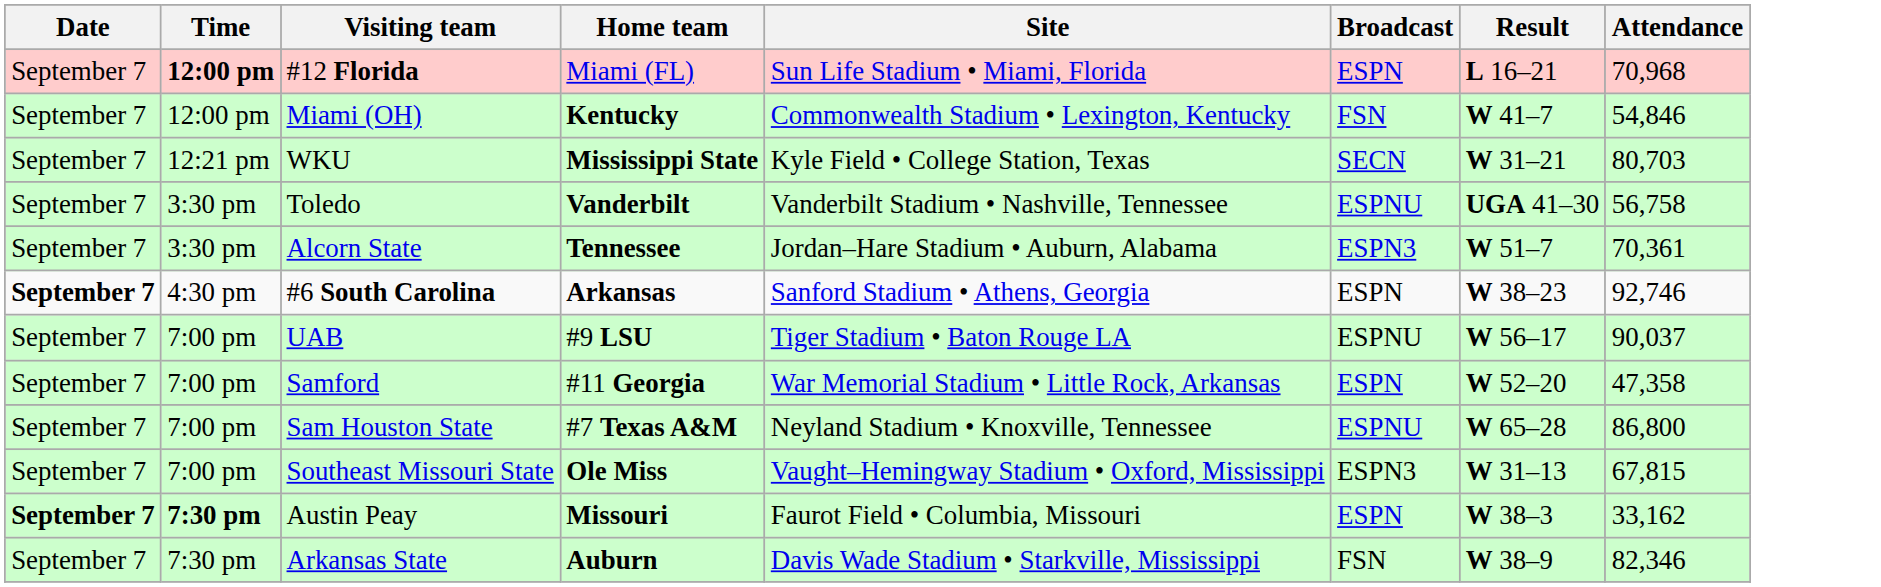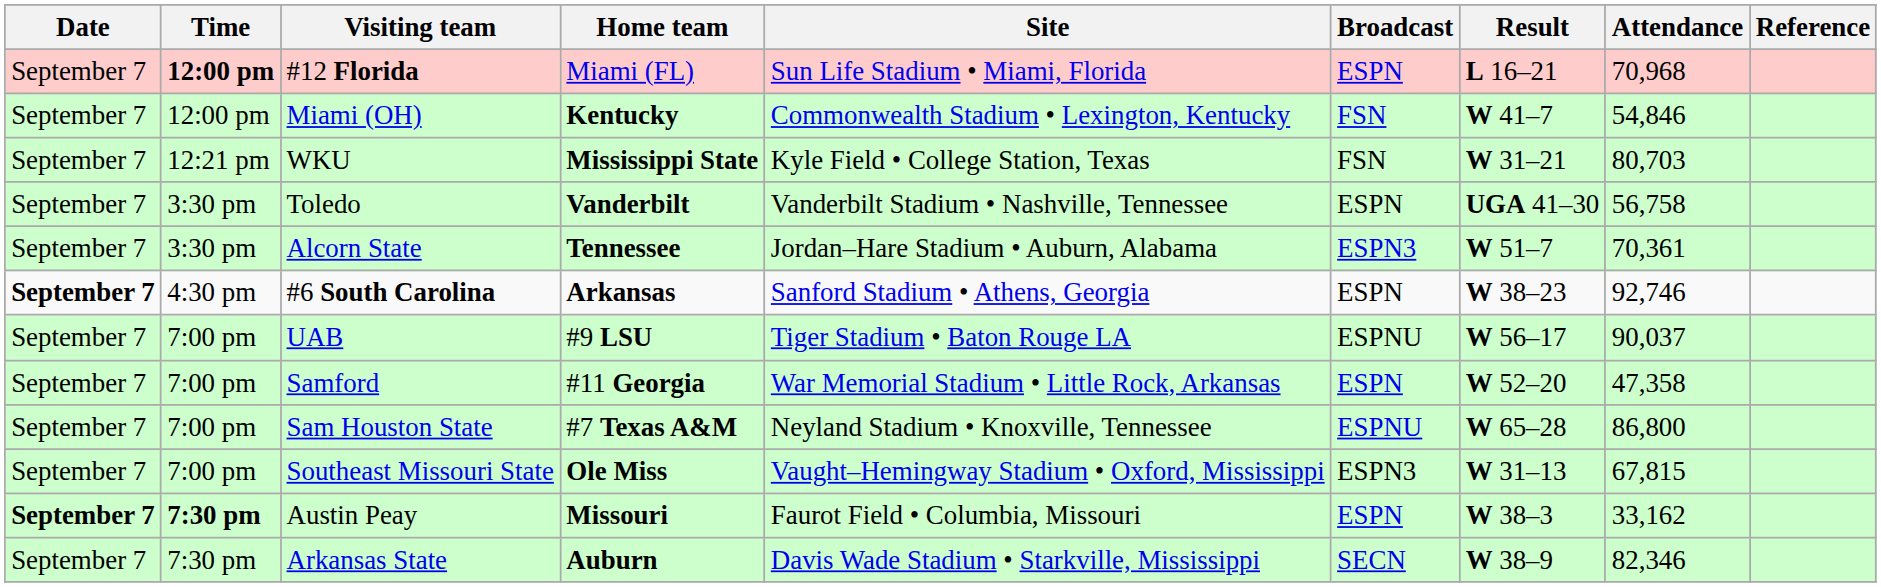+ column: (1813, 26)
(1371, 159) SECN -> (1362, 159) FSN
(1380, 204) ESPNU -> (1370, 204) ESPN
(1362, 559) FSN -> (1371, 559) SECN
